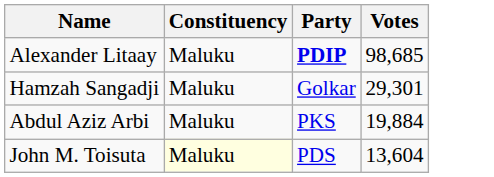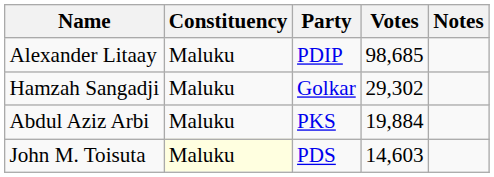+ column: (458, 21)
(322, 54) bold -> (320, 54) normal
(394, 88) 29,301 -> (394, 88) 29,302
(394, 155) 13,604 -> (394, 155) 14,603
